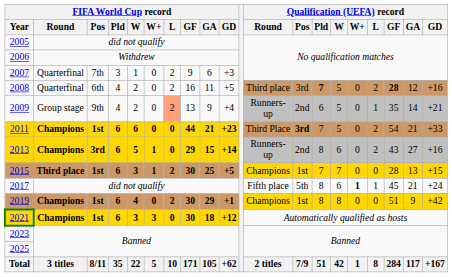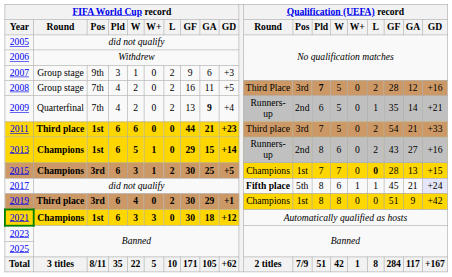(60, 73) Quarterfinal -> (60, 73) Group stage
(98, 73) 7th -> (98, 73) 9th
(60, 88) Quarterfinal -> (60, 88) Group stage
(98, 88) 6th -> (98, 88) 7th
(268, 88) Third place -> (268, 88) Third Place
(394, 88) bold -> (394, 88) normal
(60, 108) Group stage -> (60, 108) Quarterfinal
(98, 108) 9th -> (98, 108) 7th
(172, 108) lightsalmon background -> (172, 108) no background
(209, 108) normal -> (209, 108) bold
(60, 129) Champions -> (60, 129) Third place
(268, 129) Third Place -> (268, 129) Third place
(302, 129) bold -> (302, 129) normal
(98, 150) 3rd -> (98, 150) 1st
(60, 170) Third place -> (60, 170) Champions
(98, 170) 1st -> (98, 170) 3rd
(376, 170) normal -> (376, 170) bold
(268, 185) normal -> (268, 185) bold
(357, 185) bold -> (357, 185) normal
(435, 185) no background -> (435, 185) lavender background
(60, 201) Champions -> (60, 201) Third place
(98, 201) 1st -> (98, 201) 3rd
